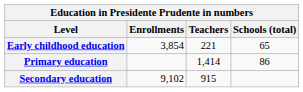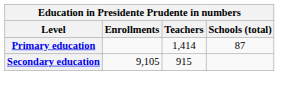- row: (66, 45)
(265, 62) 86 -> (240, 45) 87
(172, 78) 9,102 -> (148, 62) 9,105
